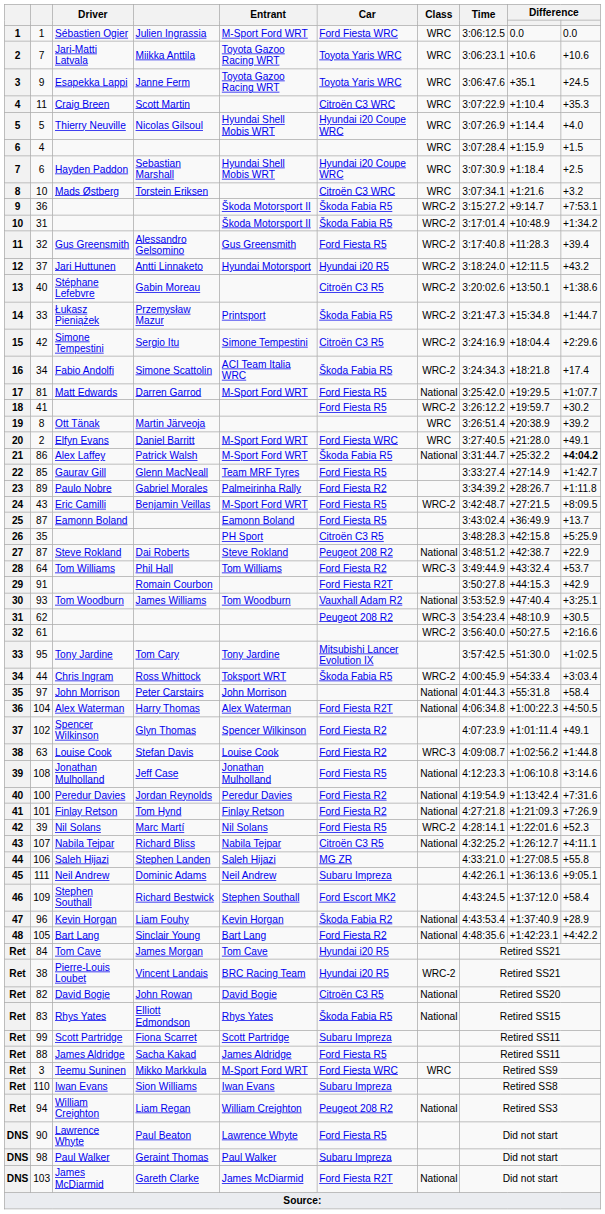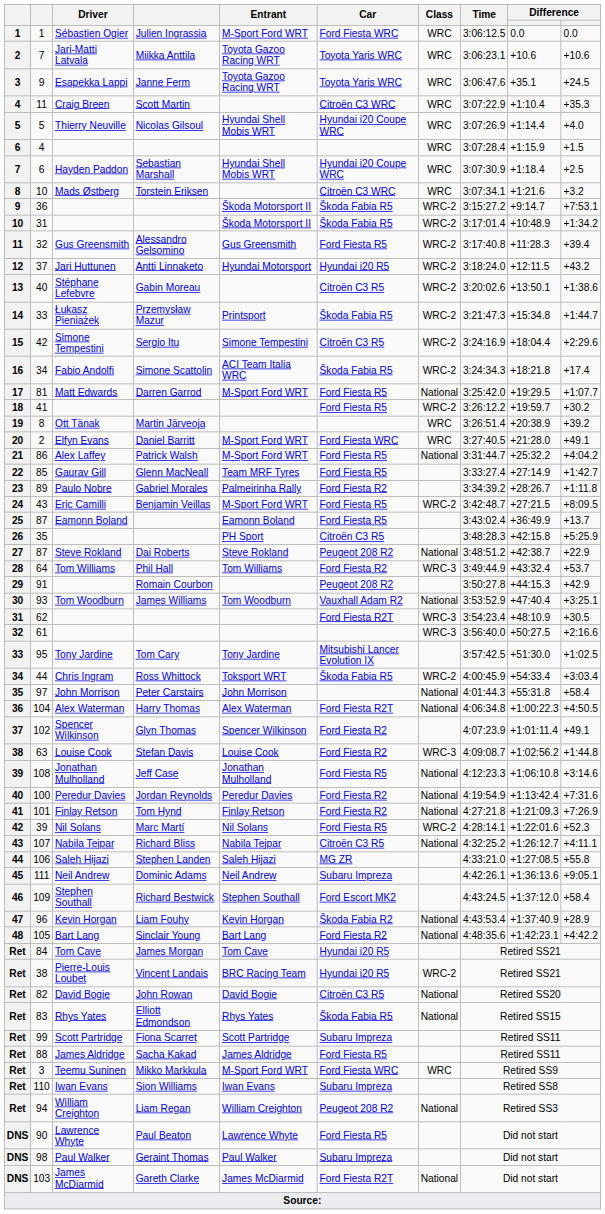(356, 456) Škoda Fabia R5 -> (353, 456) Ford Fiesta R5
(580, 456) bold -> (581, 456) normal
(356, 584) Ford Fiesta R2T -> (356, 584) Peugeot 208 R2
(356, 617) Peugeot 208 R2 -> (356, 617) Ford Fiesta R2T
(439, 633) WRC-2 -> (439, 633) WRC-3
